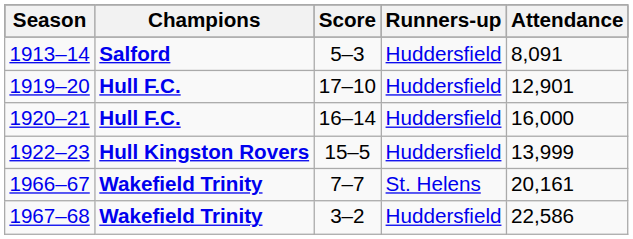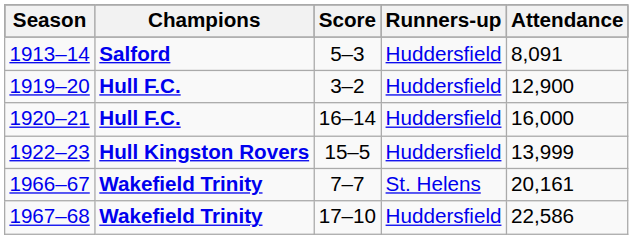(347, 86) 17–10 -> (347, 86) 3–2
(543, 86) 12,901 -> (543, 86) 12,900
(347, 217) 3–2 -> (347, 217) 17–10
